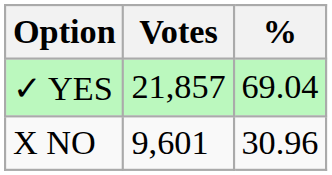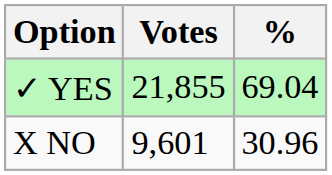(179, 87) 21,857 -> (179, 87) 21,855
